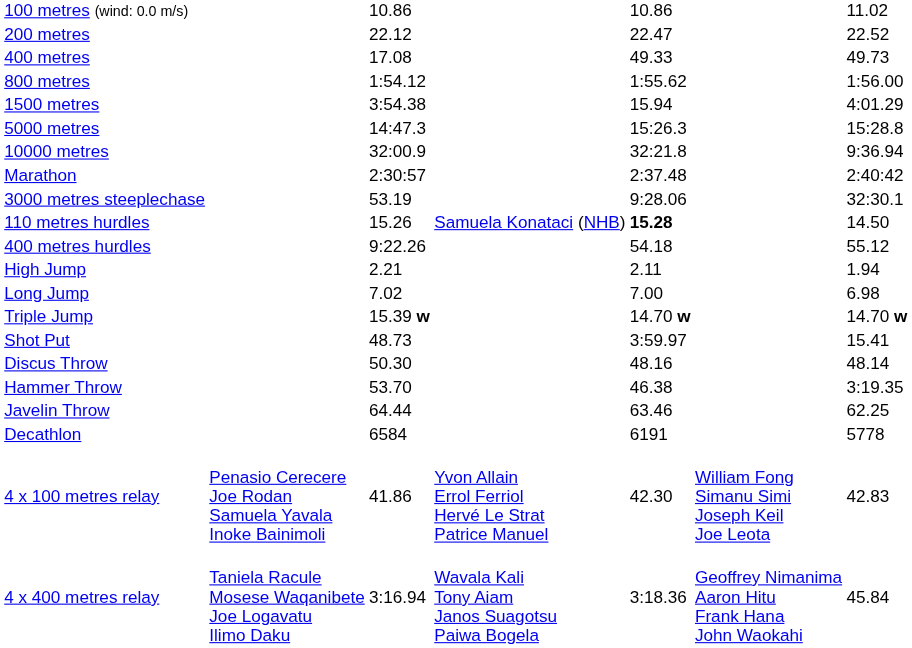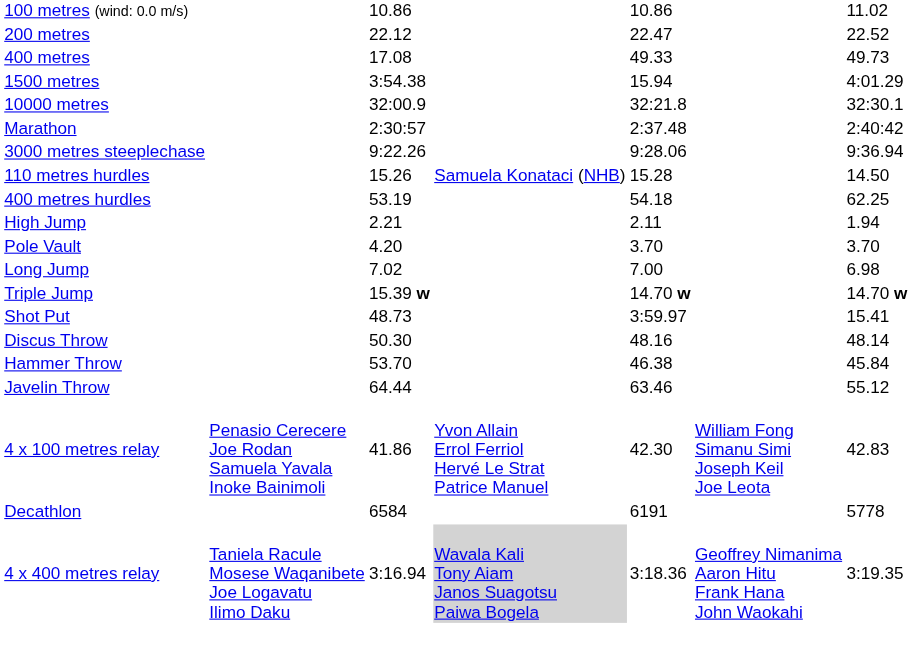- row: (47, 81)
- row: (52, 128)
(875, 152) 9:36.94 -> (875, 104) 32:30.1
(390, 199) 53.19 -> (398, 152) 9:22.26
(875, 199) 32:30.1 -> (875, 152) 9:36.94
(651, 222) bold -> (651, 175) normal
(398, 246) 9:22.26 -> (390, 199) 53.19
(868, 246) 55.12 -> (868, 199) 62.25
+ row: (43, 246)
(875, 387) 3:19.35 -> (868, 363) 45.84
(868, 410) 62.25 -> (868, 387) 55.12
rows swapped: (43, 434) <-> (82, 496)
(496, 606) no background -> (496, 583) lightgrey background
(868, 597) 45.84 -> (875, 573) 3:19.35
